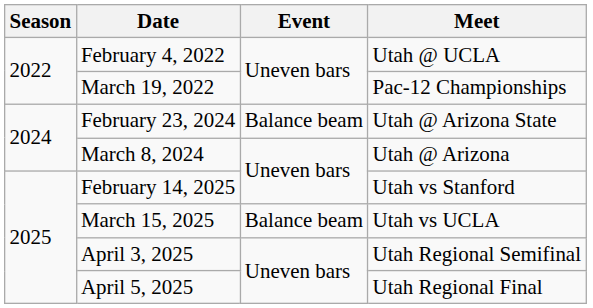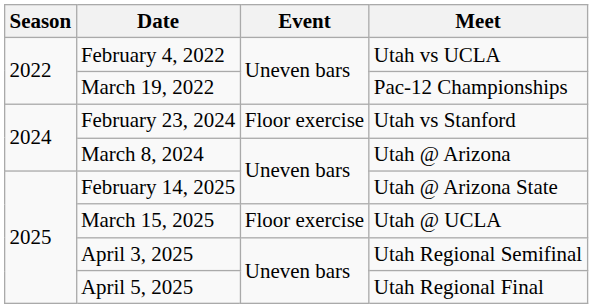(436, 54) Utah @ UCLA -> (437, 54) Utah vs UCLA
(304, 120) Balance beam -> (304, 120) Floor exercise
(465, 120) Utah @ Arizona State -> (445, 120) Utah vs Stanford
(444, 187) Utah vs Stanford -> (466, 187) Utah @ Arizona State
(304, 220) Balance beam -> (304, 220) Floor exercise
(436, 220) Utah vs UCLA -> (438, 220) Utah @ UCLA
